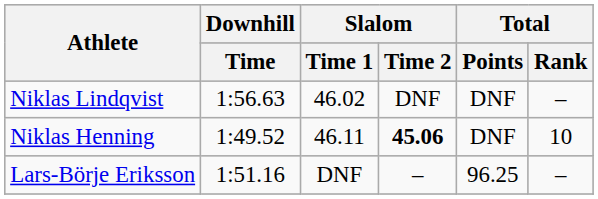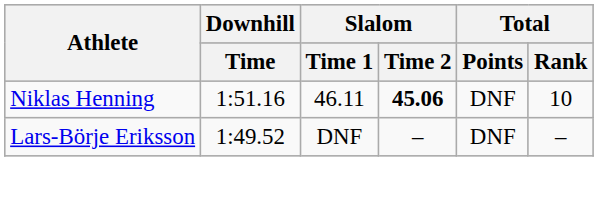- row: (87, 99)
(250, 137) 1:49.52 -> (250, 99) 1:51.16
(250, 174) 1:51.16 -> (250, 137) 1:49.52
(493, 174) 96.25 -> (493, 137) DNF
